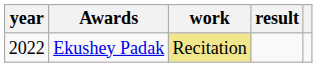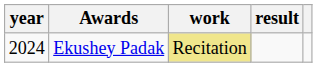(27, 47) 2022 -> (27, 47) 2024
